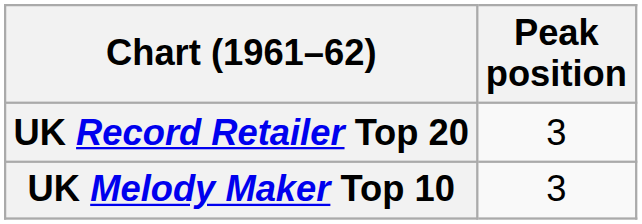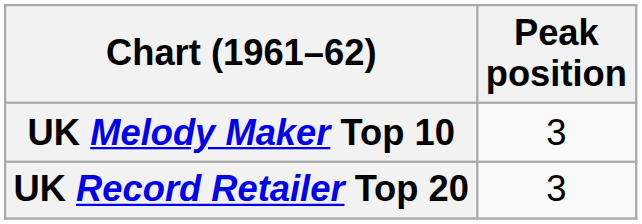rows swapped: (241, 131) <-> (241, 189)
